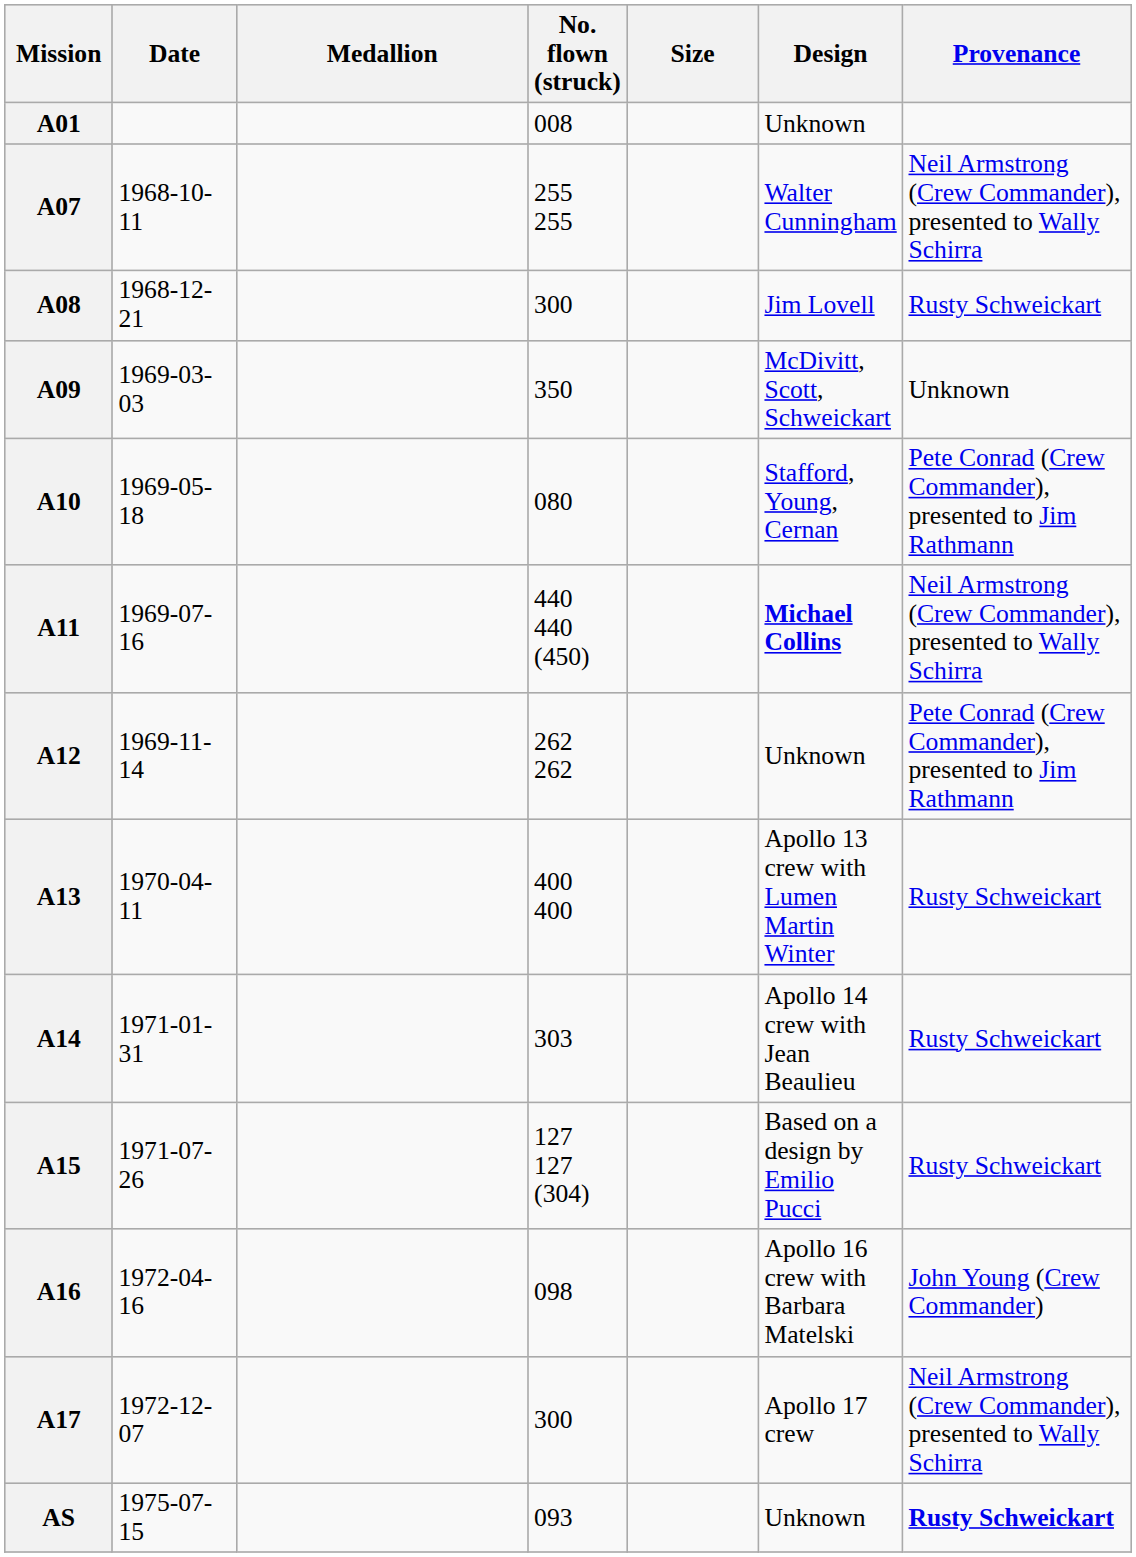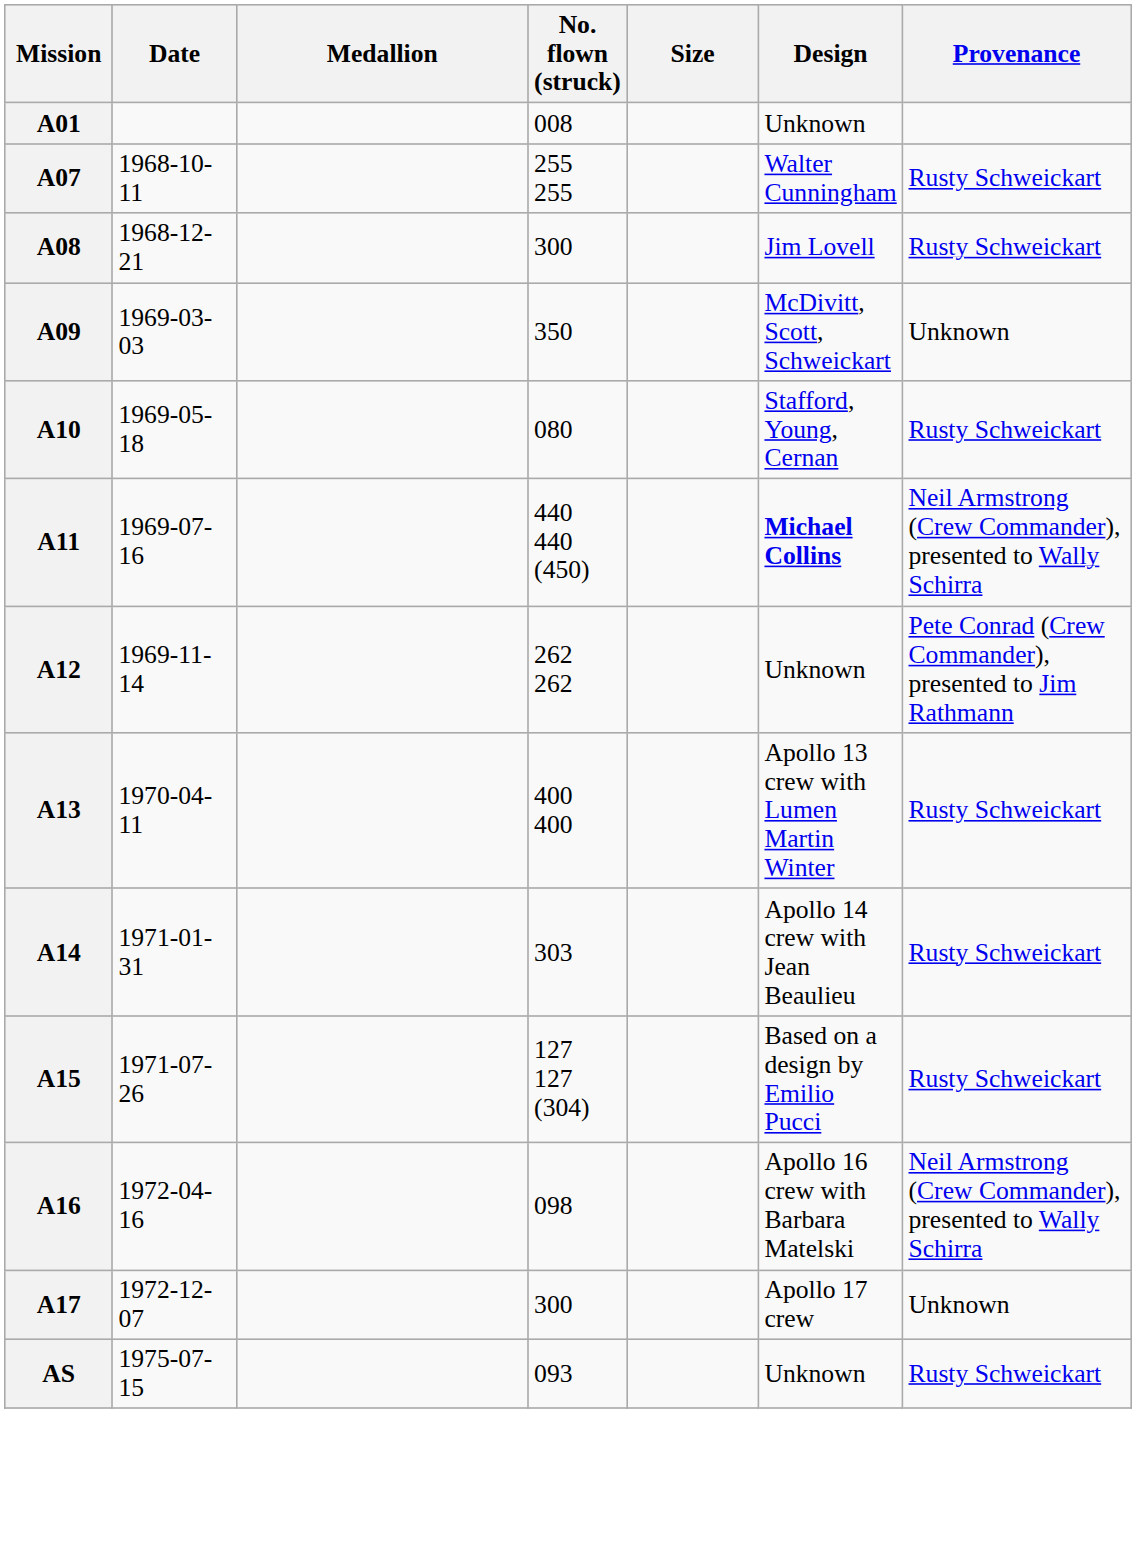(1014, 206) Neil Armstrong (Crew Commander), presented to Wally Schirra -> (1005, 178) Rusty Schweickart
(1007, 501) Pete Conrad (Crew Commander), presented to Jim Rathmann -> (1005, 429) Rusty Schweickart
(1004, 1292) John Young (Crew Commander) -> (1014, 1205) Neil Armstrong (Crew Commander), presented to Wally Schirra
(1014, 1419) Neil Armstrong (Crew Commander), presented to Wally Schirra -> (959, 1304) Unknown
(1011, 1517) bold -> (1005, 1373) normal
